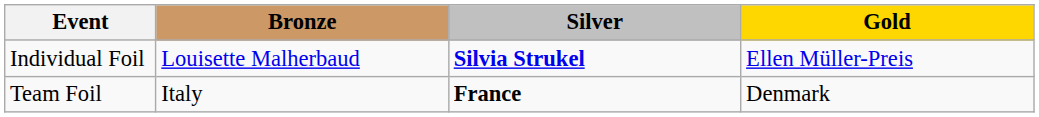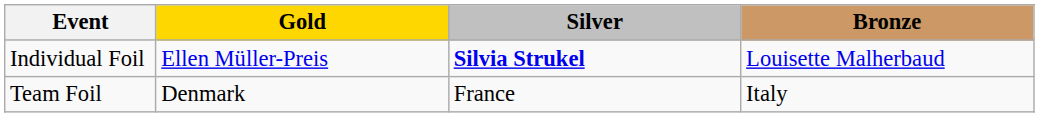columns swapped: (887, 22) <-> (302, 22)
(488, 93) bold -> (484, 93) normal
